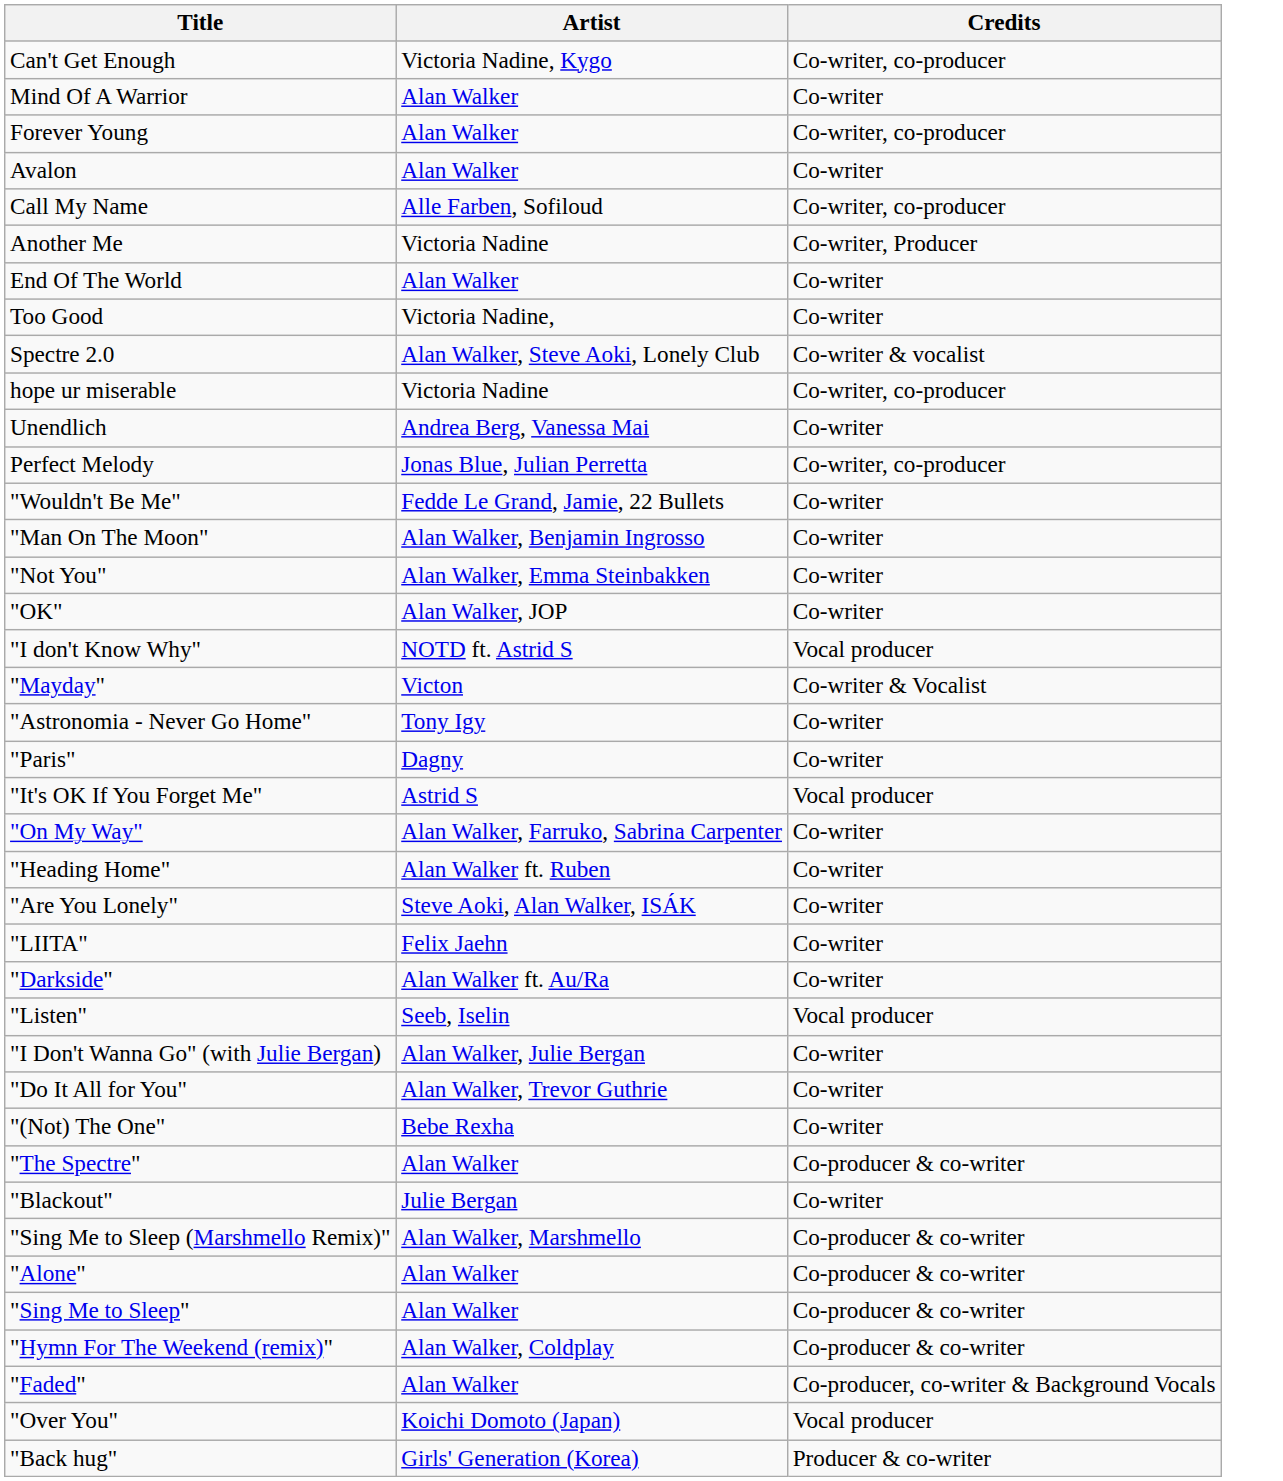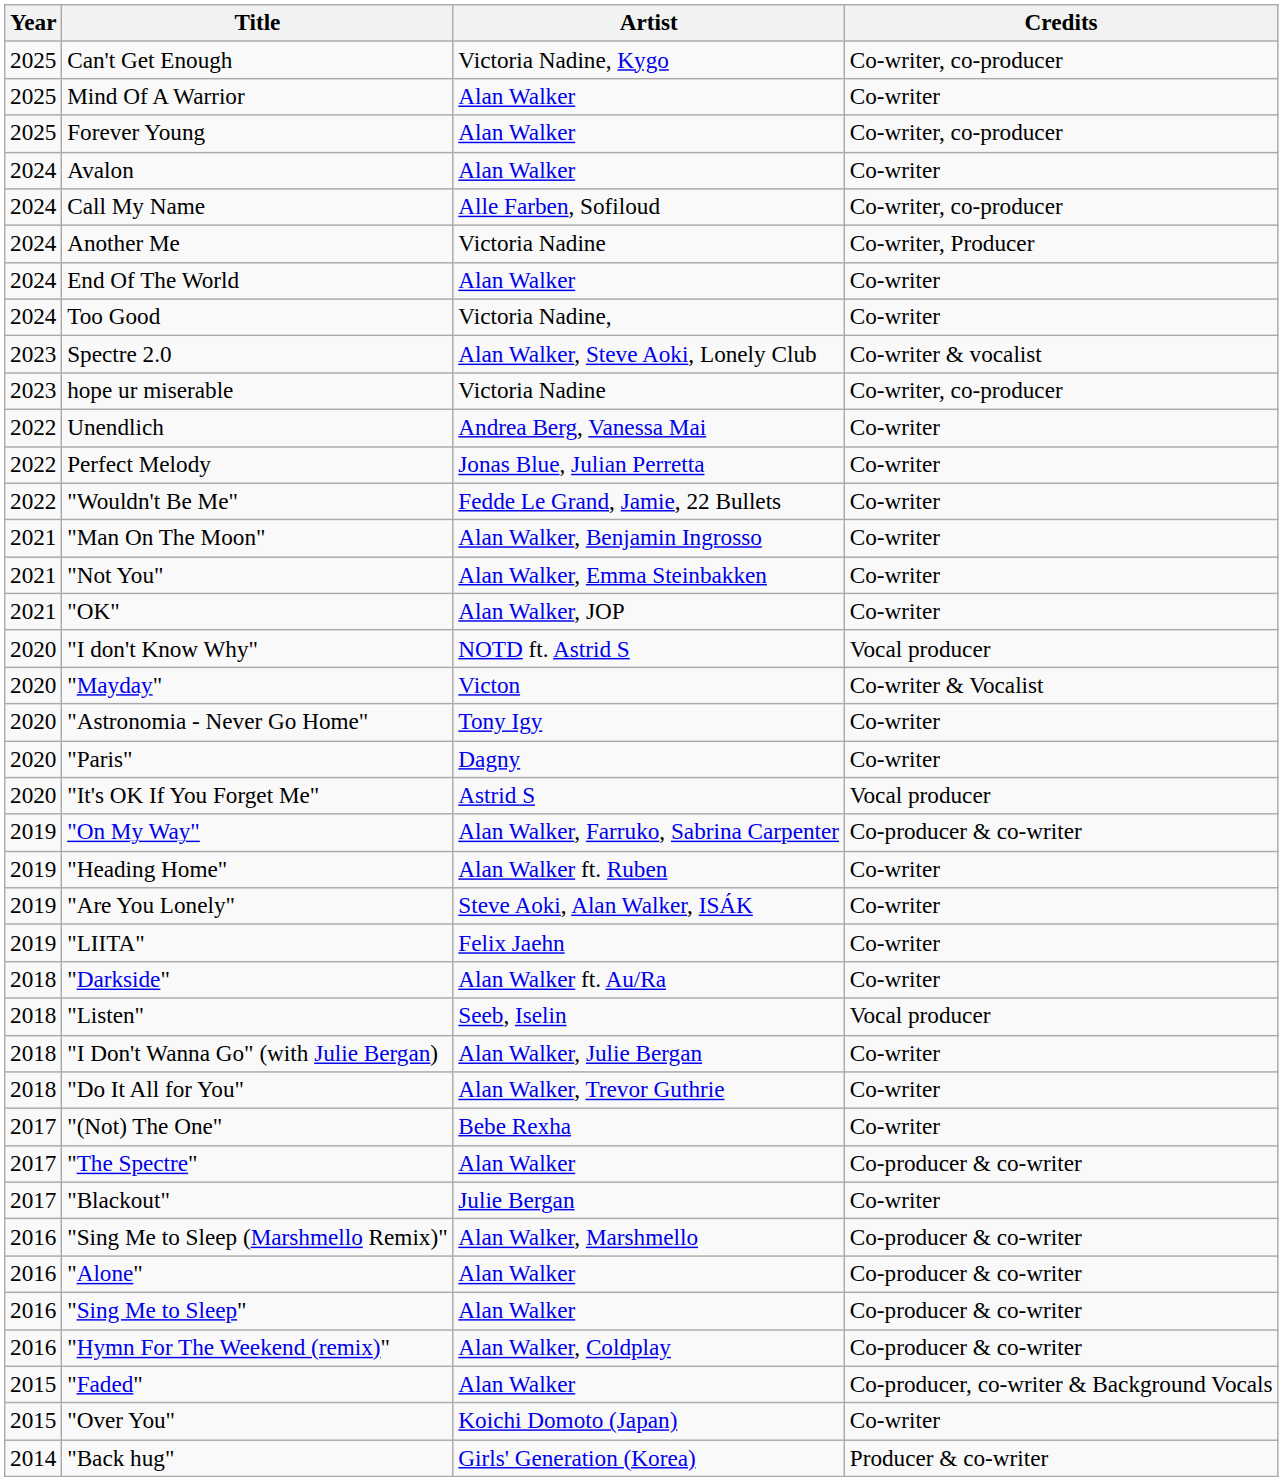+ column: (33, 22)
(899, 464) Co-writer, co-producer -> (895, 464) Co-writer
(838, 832) Co-writer -> (966, 832) Co-producer & co-writer
(863, 1421) Vocal producer -> (895, 1421) Co-writer
